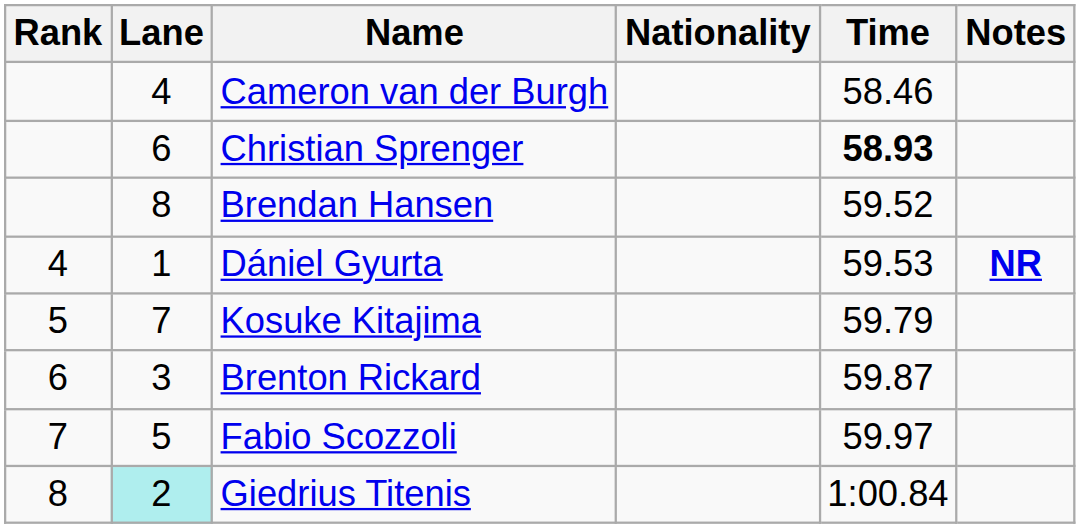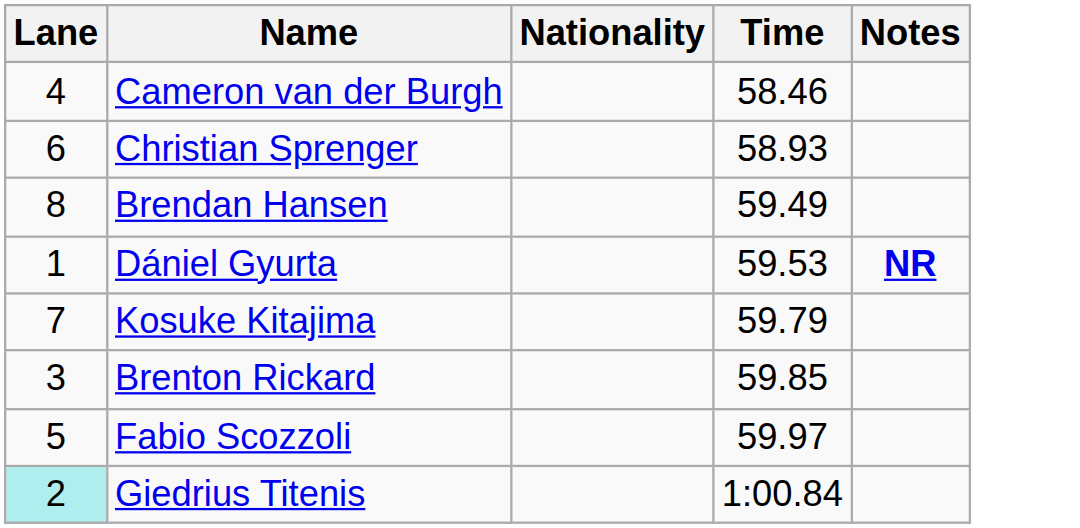- column: (58, 33)
(888, 148) bold -> (782, 148) normal
(888, 206) 59.52 -> (782, 206) 59.49
(888, 378) 59.87 -> (782, 378) 59.85
